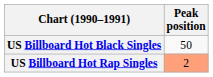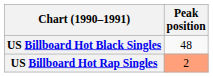(186, 44) 50 -> (186, 44) 48
